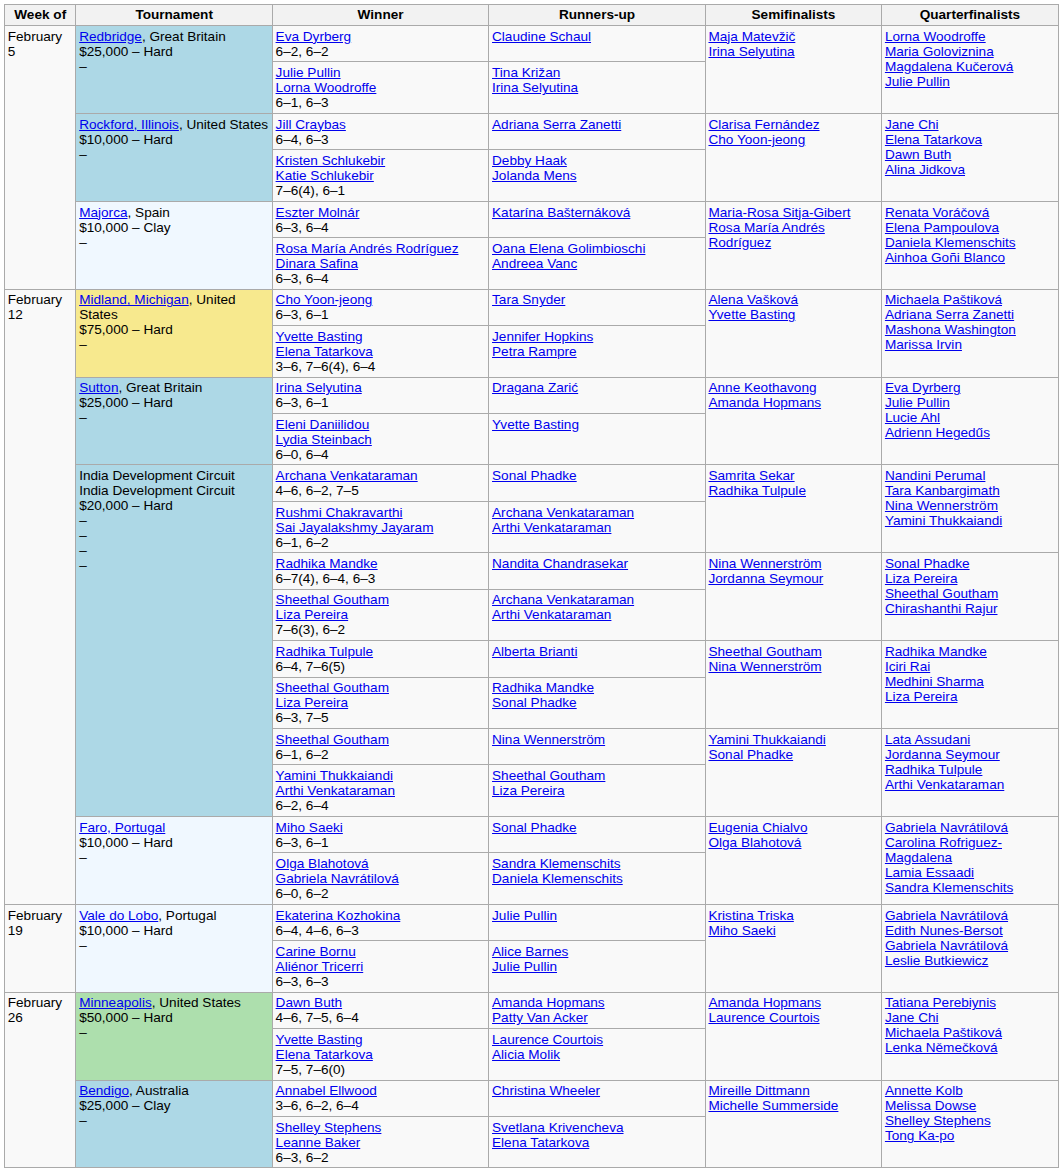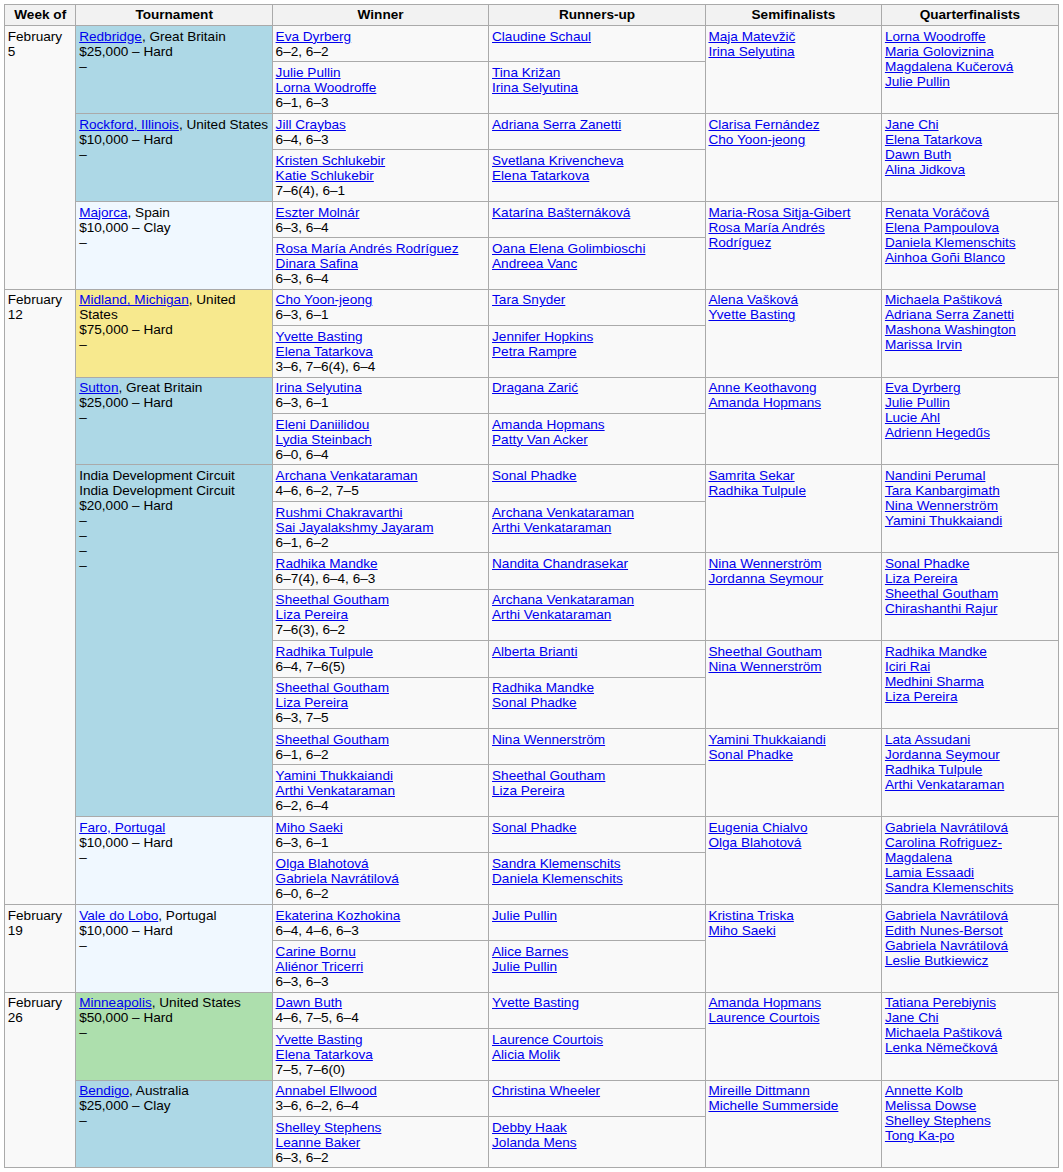(534, 168) Debby Haak Jolanda Mens -> (558, 168) Svetlana Krivencheva Elena Tatarkova
(535, 424) Yvette Basting -> (548, 432) Amanda Hopmans Patty Van Acker
(548, 1010) Amanda Hopmans Patty Van Acker -> (535, 1003) Yvette Basting
(558, 1135) Svetlana Krivencheva Elena Tatarkova -> (534, 1135) Debby Haak Jolanda Mens
